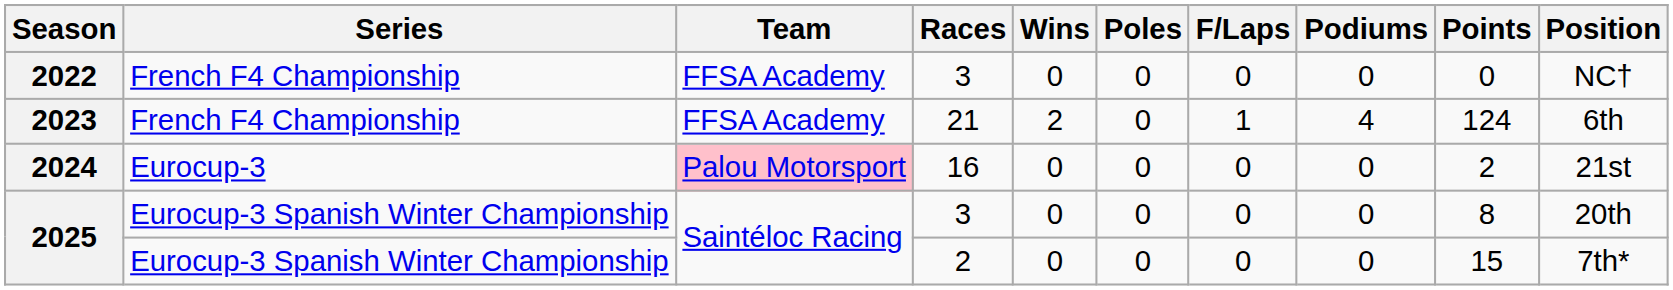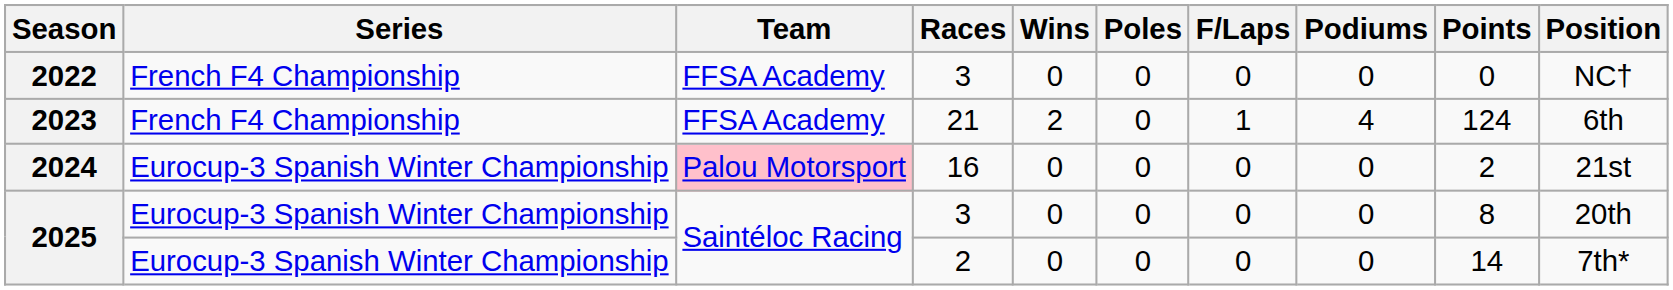(198, 168) Eurocup-3 -> (399, 168) Eurocup-3 Spanish Winter Championship
(1487, 261) 15 -> (1487, 261) 14
